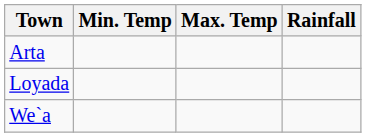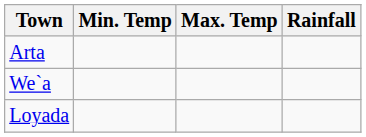rows swapped: (30, 115) <-> (39, 83)
